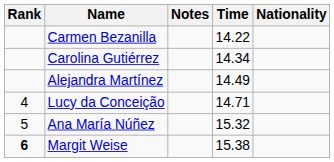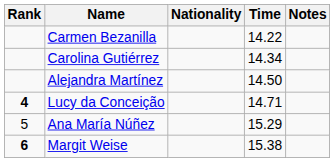columns swapped: (292, 15) <-> (190, 15)
(233, 80) 14.49 -> (265, 80) 14.50
(24, 102) normal -> (24, 102) bold
(233, 124) 15.32 -> (265, 124) 15.29
